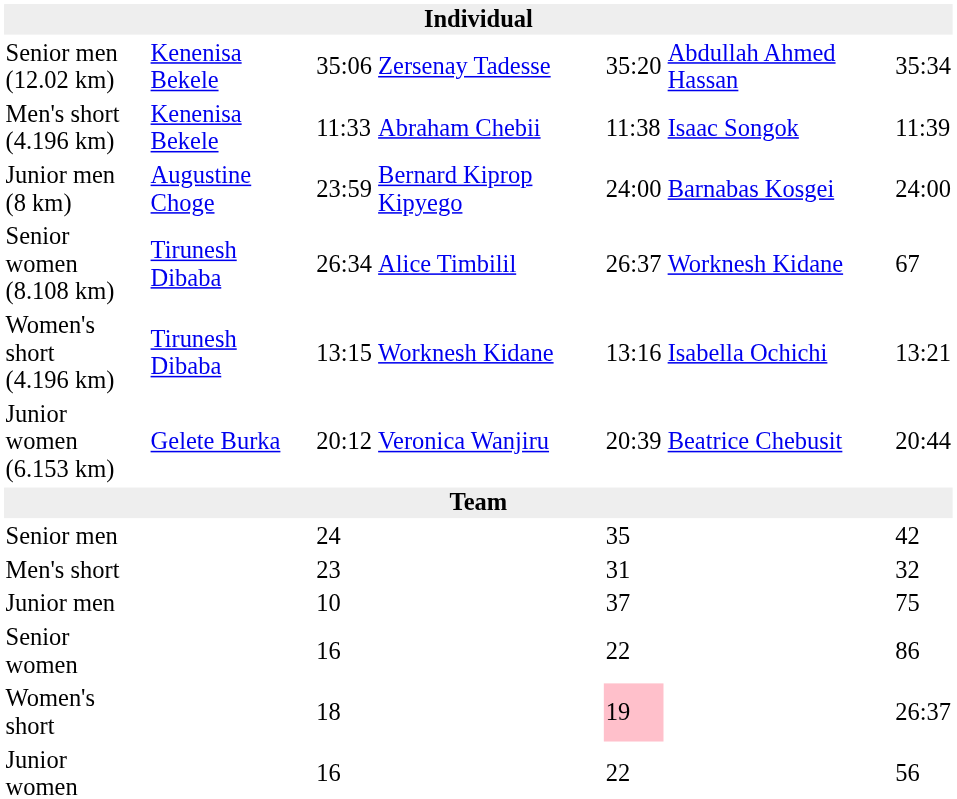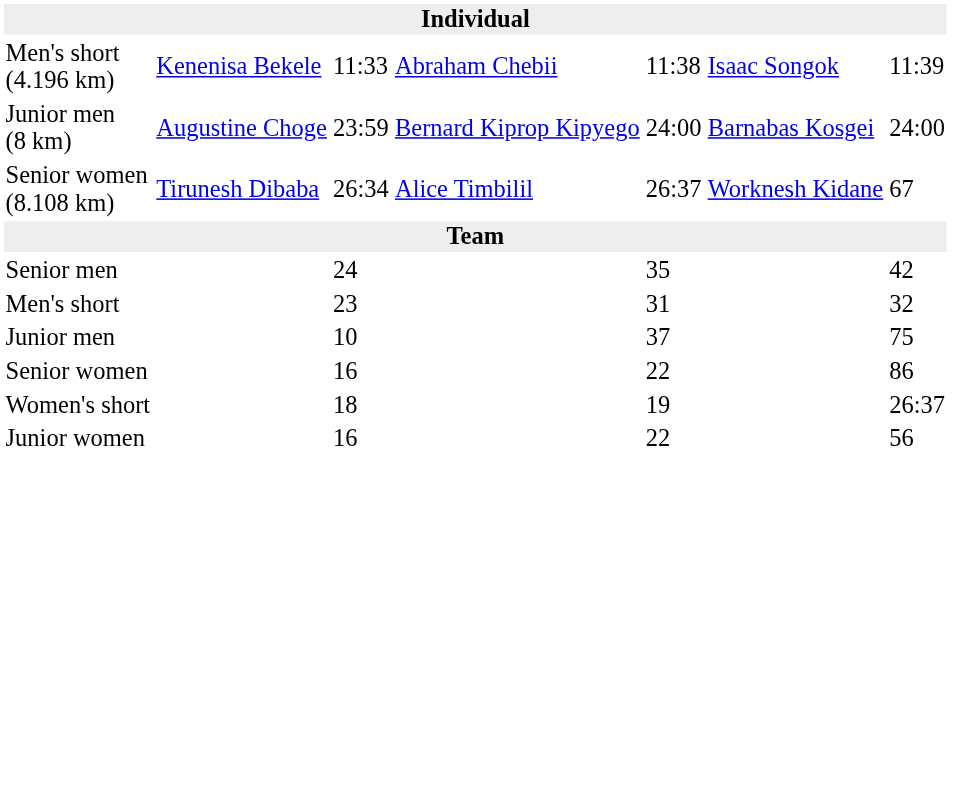- row: (62, 66)
- row: (60, 352)
- row: (60, 441)
(618, 712) pink background -> (658, 404) no background
